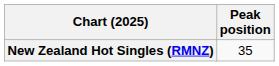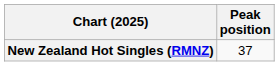(245, 50) 35 -> (245, 50) 37
